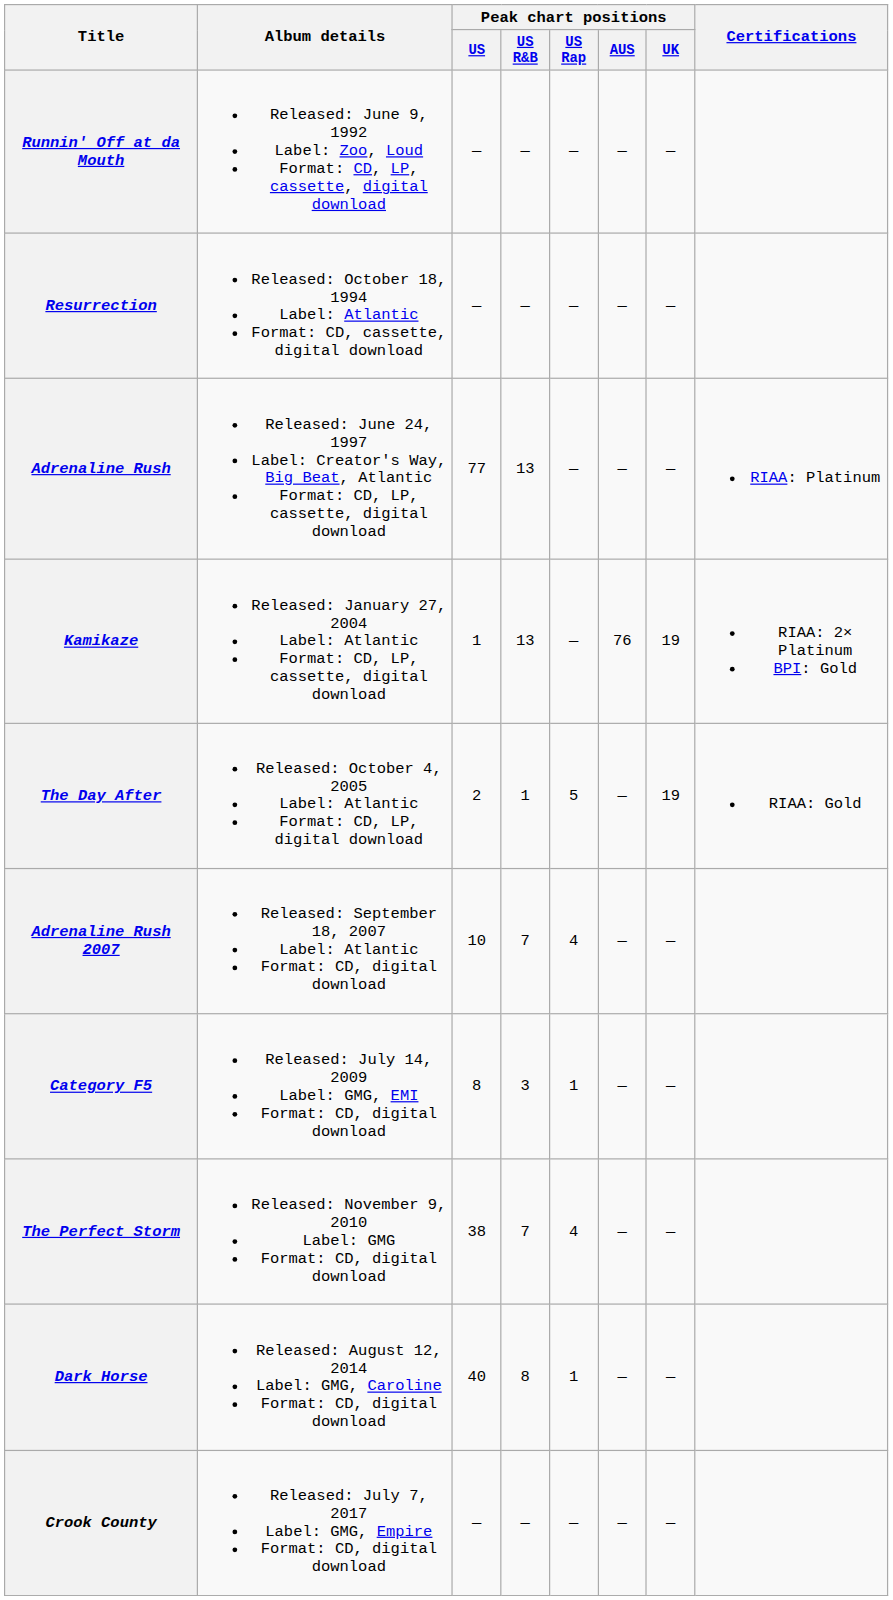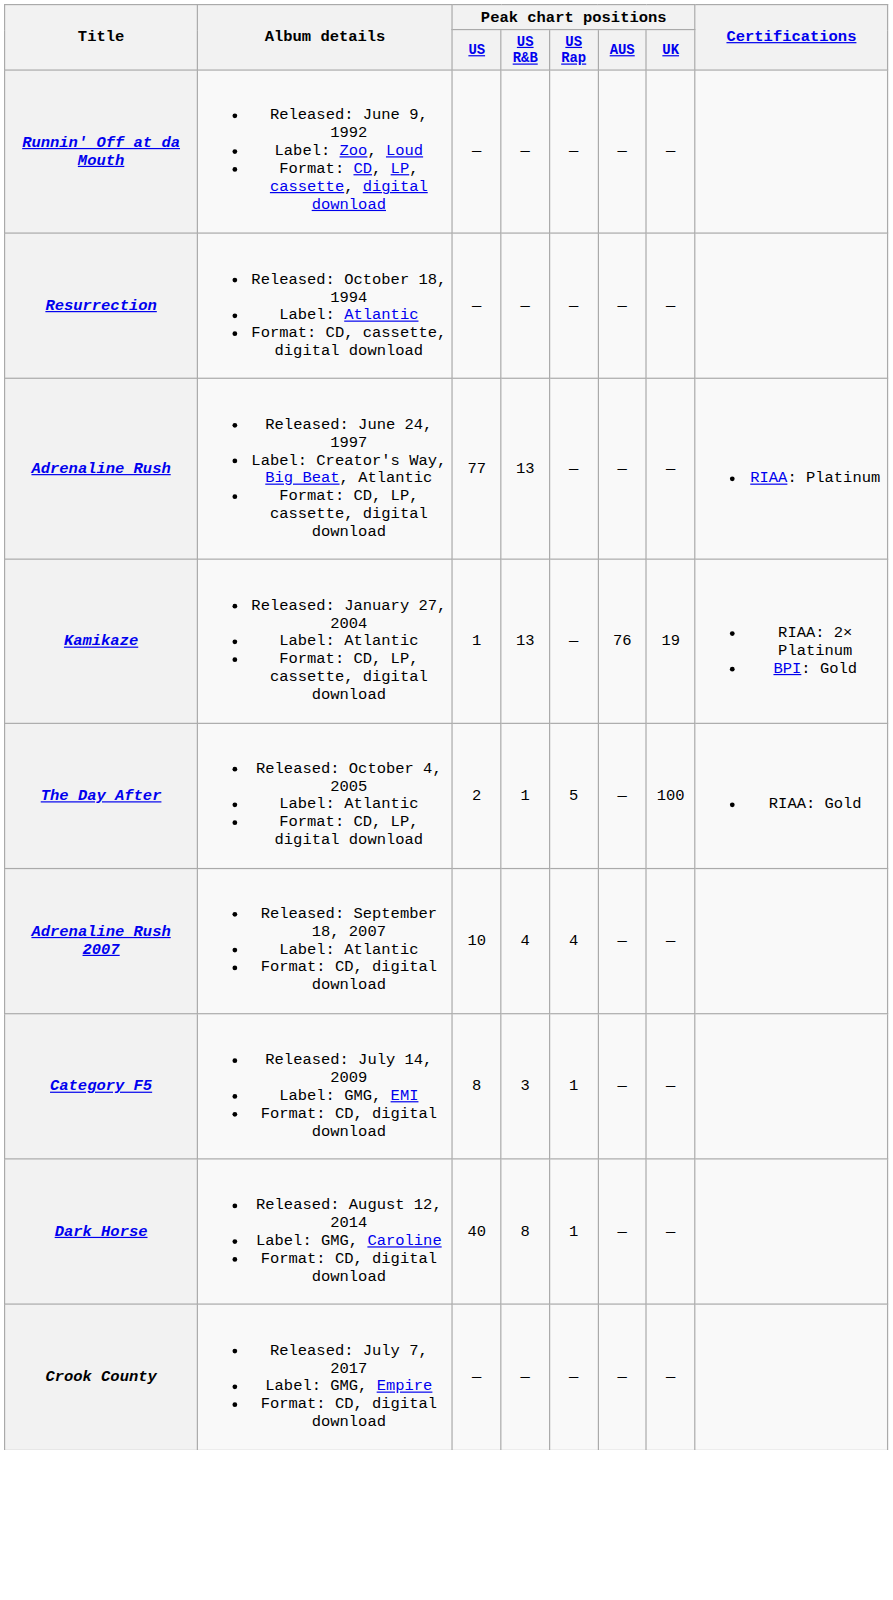(671, 796) 19 -> (671, 796) 100
(525, 941) 7 -> (525, 941) 4
- row: (101, 1232)
